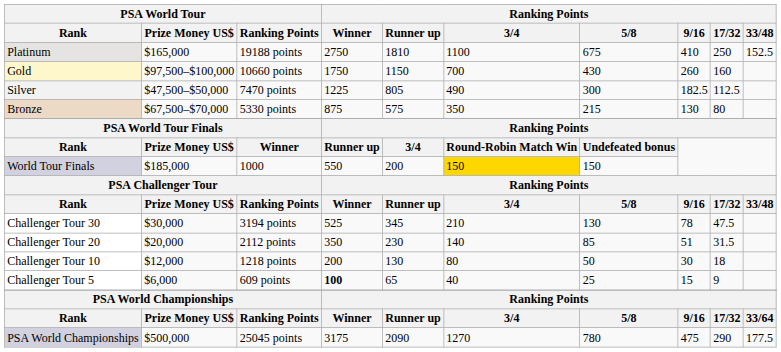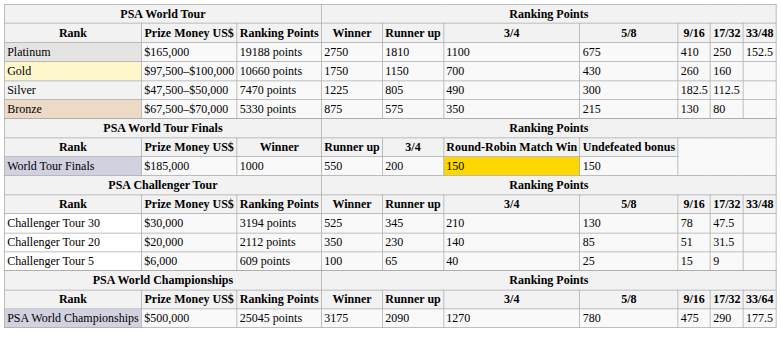- row: (54, 261)
(333, 280) bold -> (333, 261) normal
